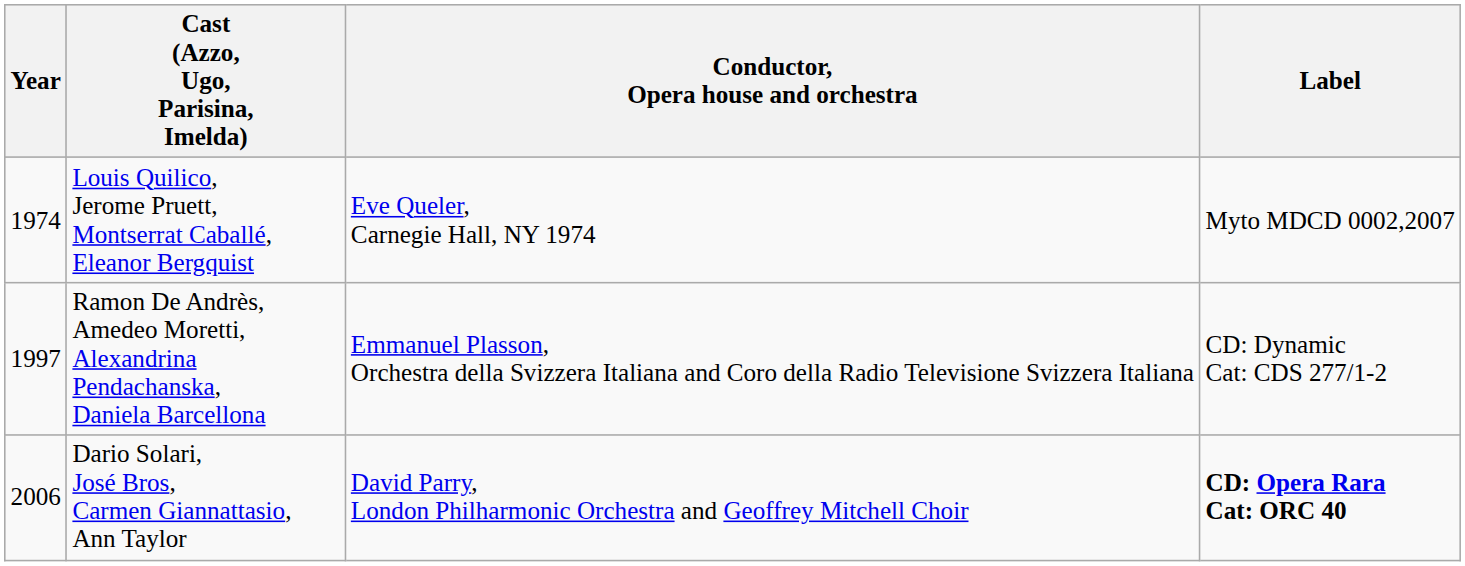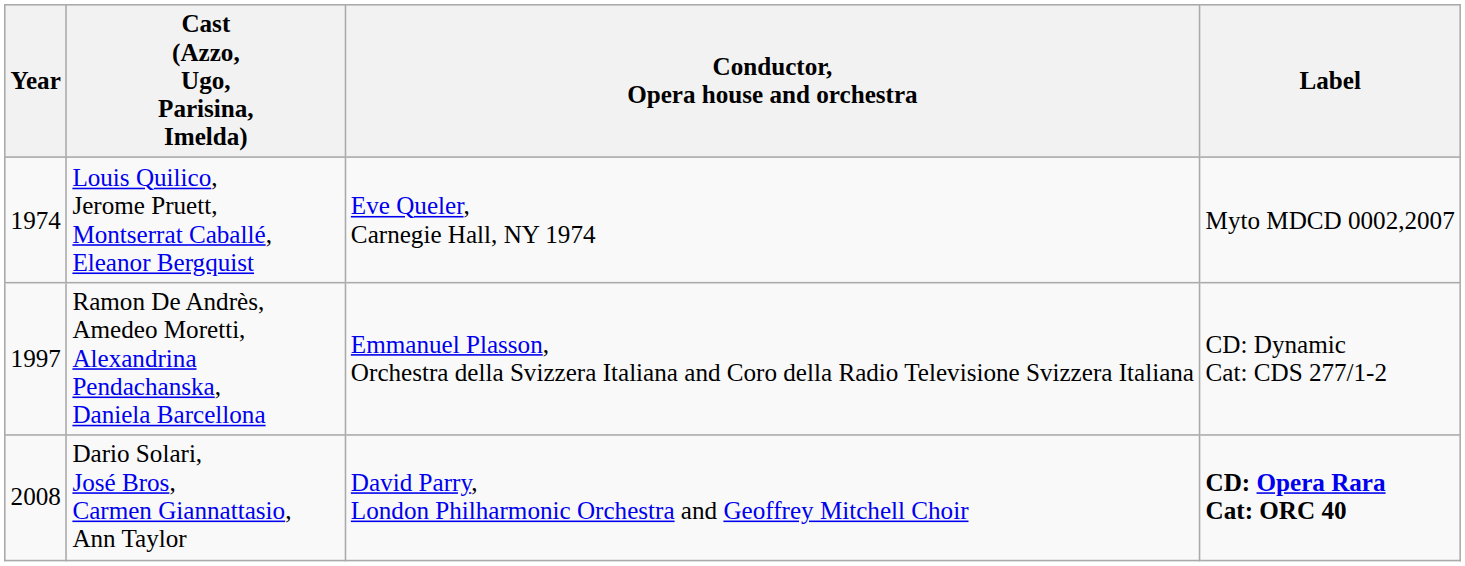(36, 497) 2006 -> (36, 497) 2008
